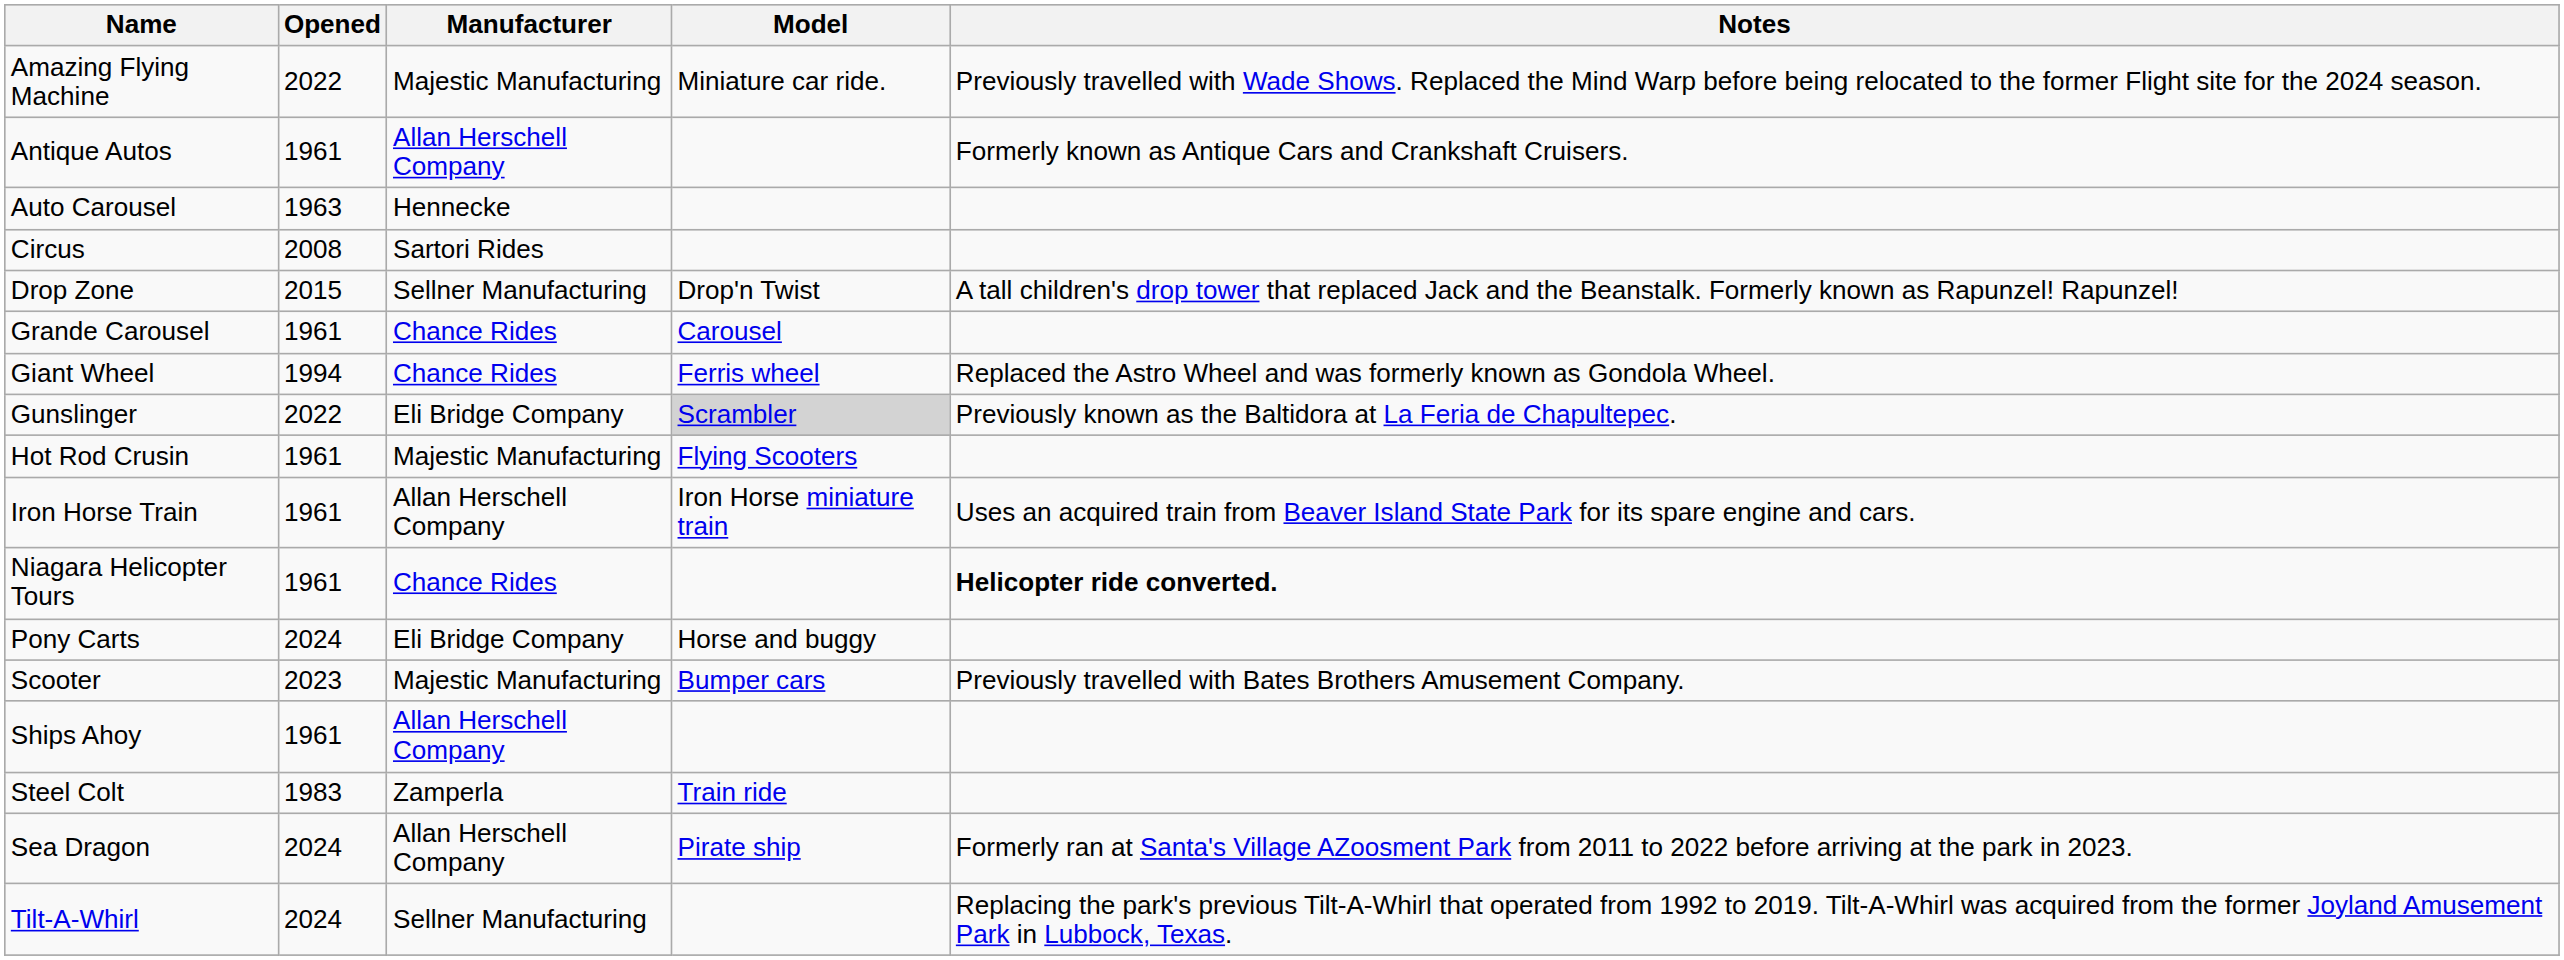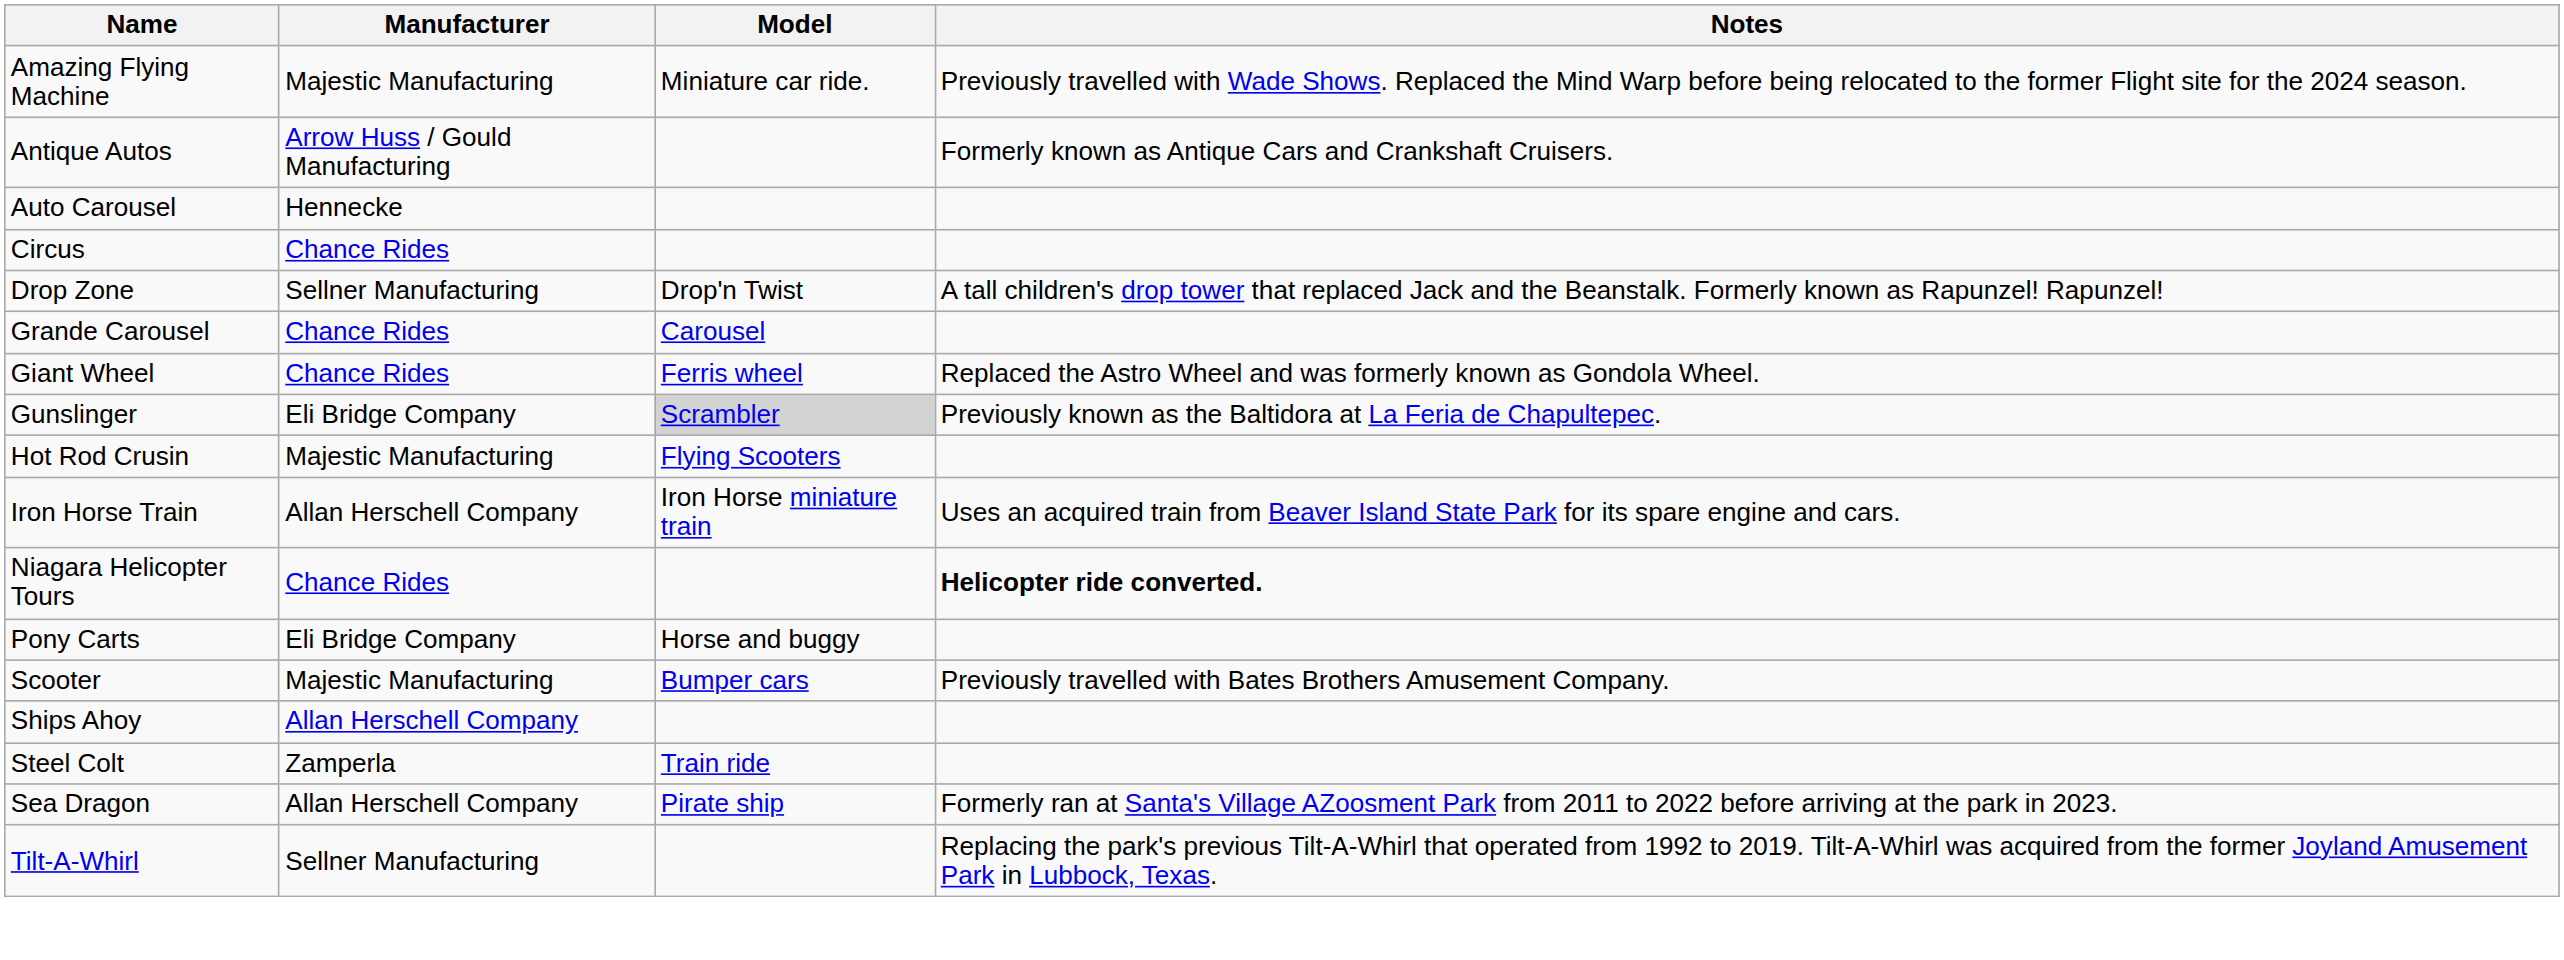- column: (332, 25)
(480, 151) Allan Herschell Company -> (398, 151) Arrow Huss / Gould Manufacturing
(468, 249) Sartori Rides -> (367, 249) Chance Rides
